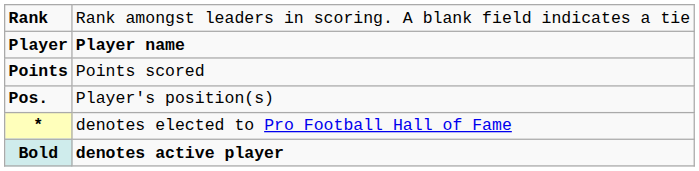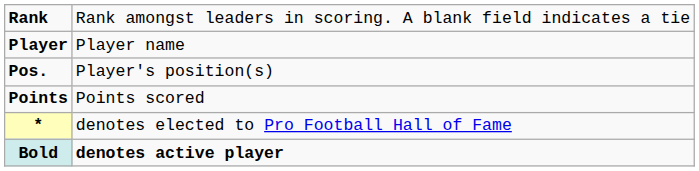(130, 45) bold -> (130, 45) normal
rows swapped: (28, 99) <-> (38, 72)
